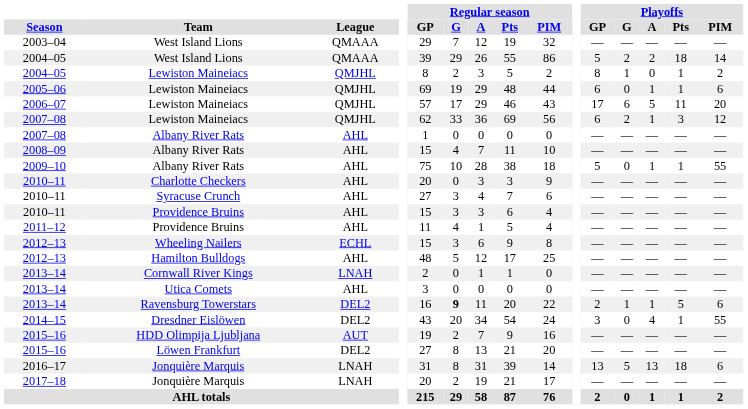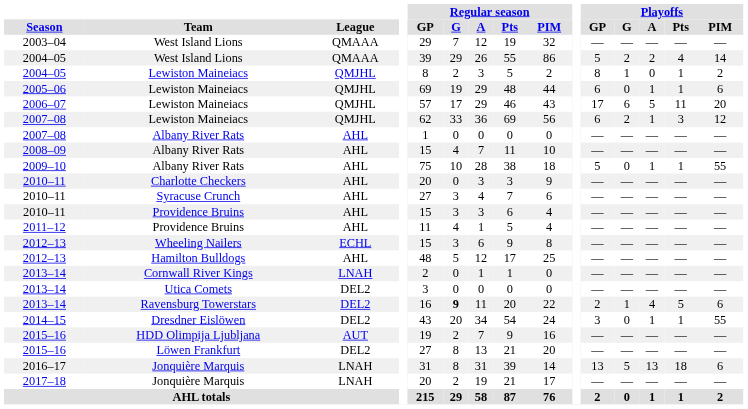(681, 58) 18 -> (681, 58) 4
(355, 289) AHL -> (355, 289) DEL2
(652, 304) 1 -> (652, 304) 4
(652, 319) 4 -> (652, 319) 1
